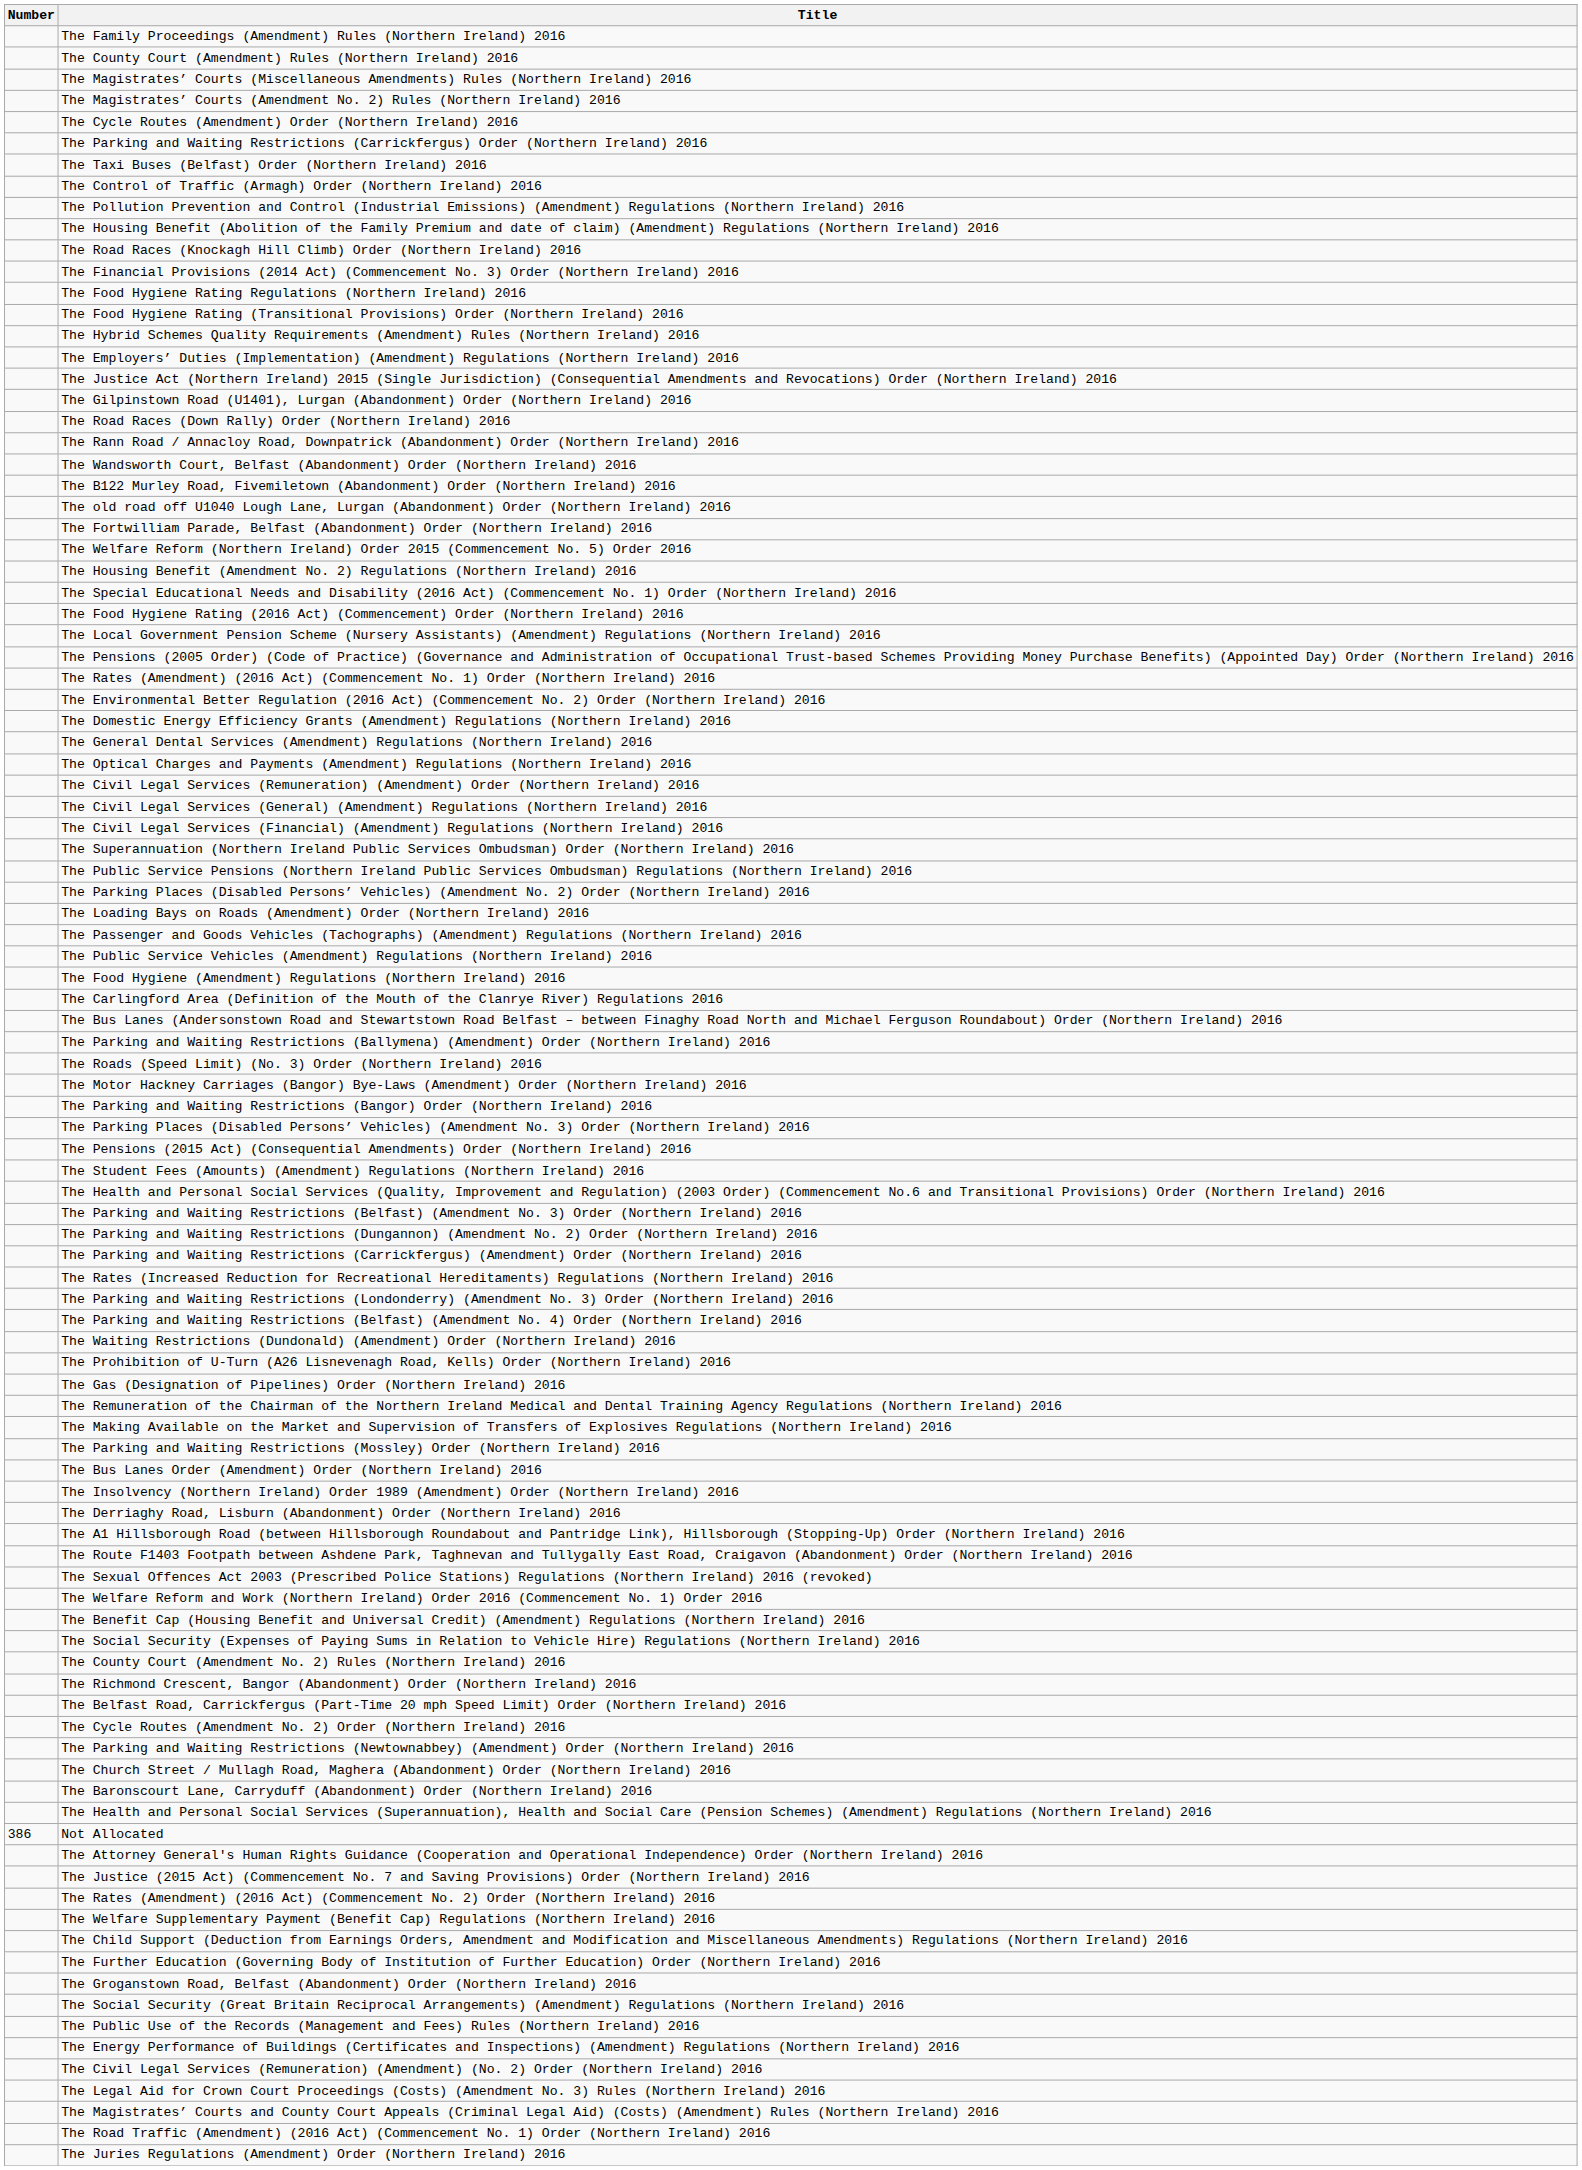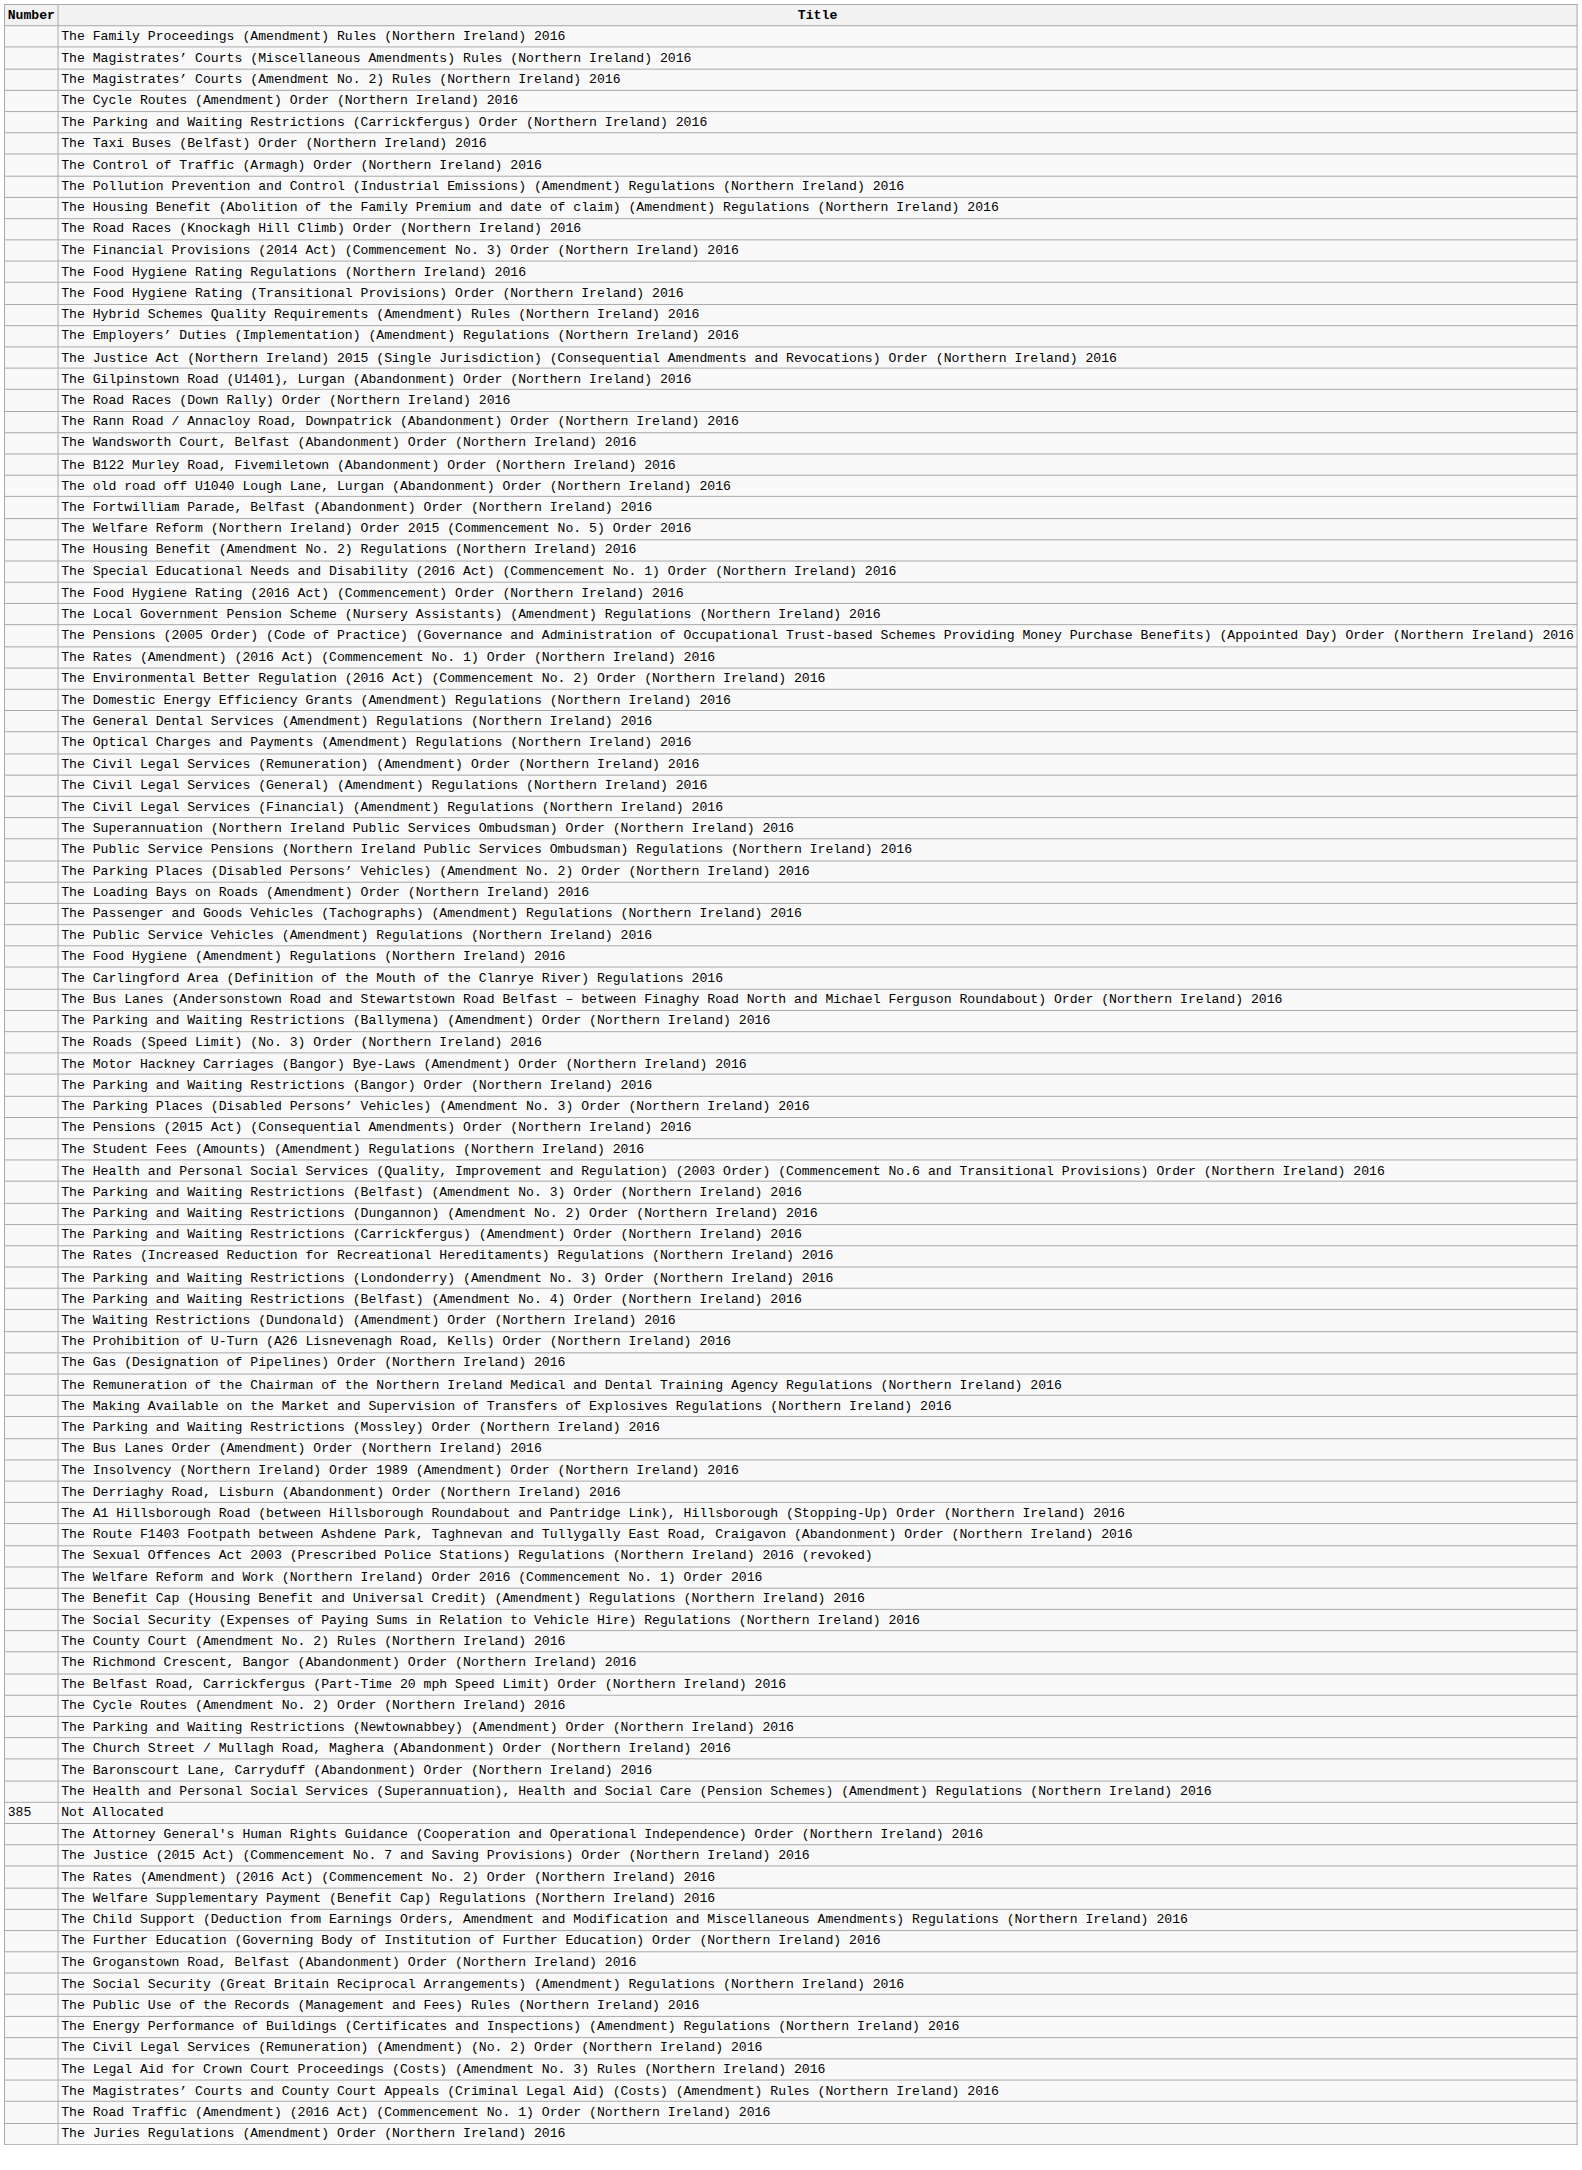- row: (290, 58)
(19, 1834) 386 -> (19, 1813) 385
